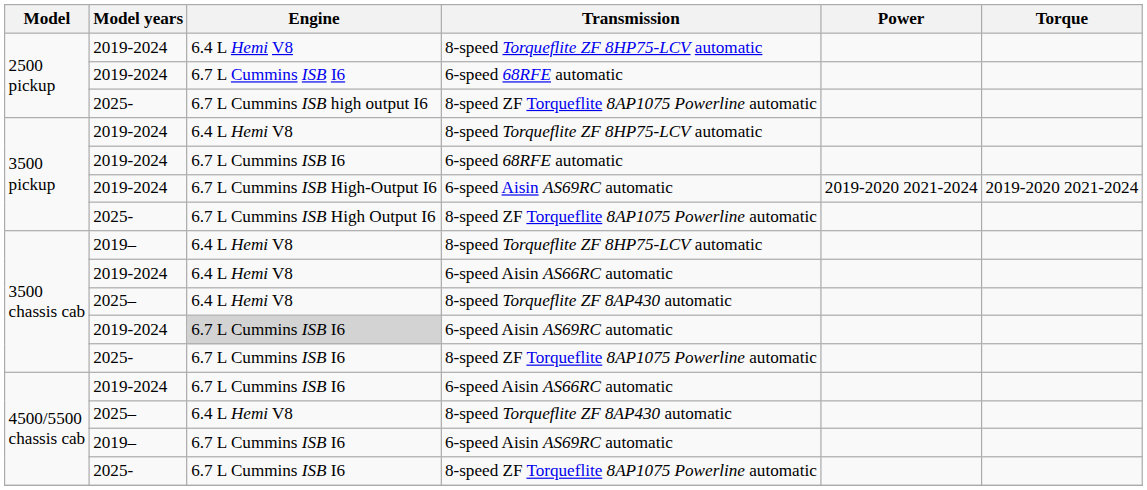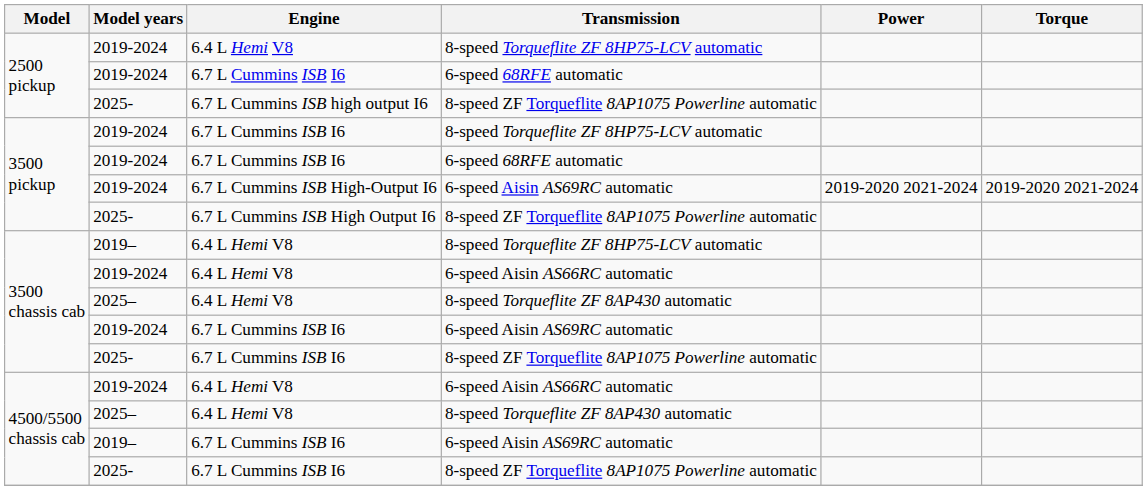(242, 132) 6.4 L Hemi V8 -> (268, 132) 6.7 L Cummins ISB I6
(268, 329) lightgrey background -> (268, 329) no background
(268, 386) 6.7 L Cummins ISB I6 -> (242, 386) 6.4 L Hemi V8
